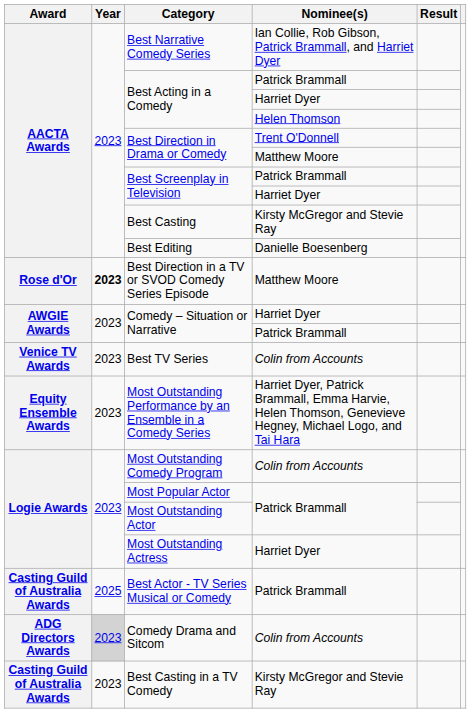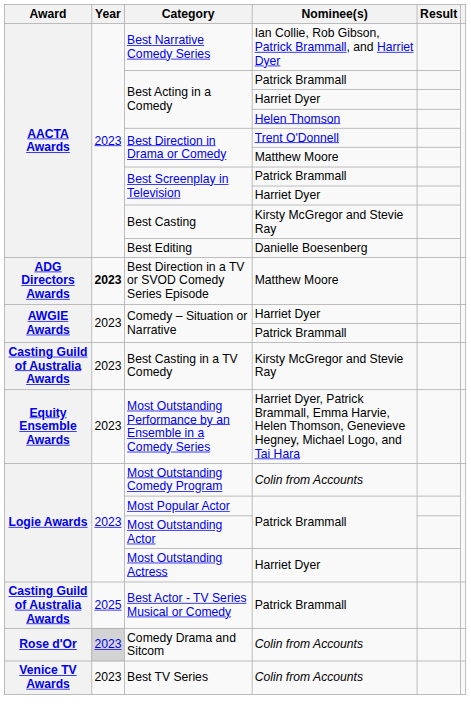(48, 280) Rose d'Or -> (48, 280) ADG Directors Awards
rows swapped: (182, 684) <-> (168, 359)
(48, 638) ADG Directors Awards -> (48, 644) Rose d'Or
